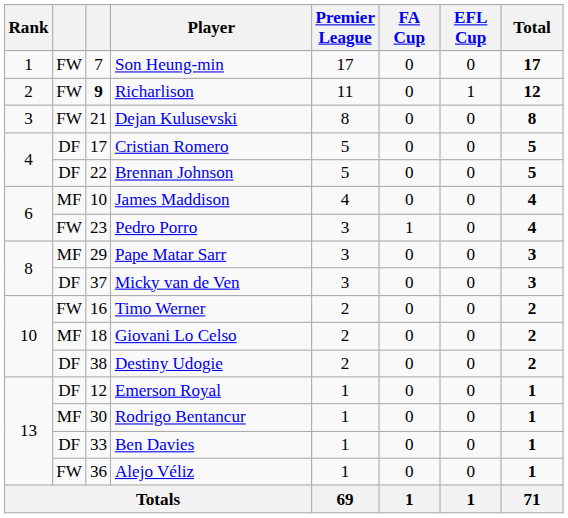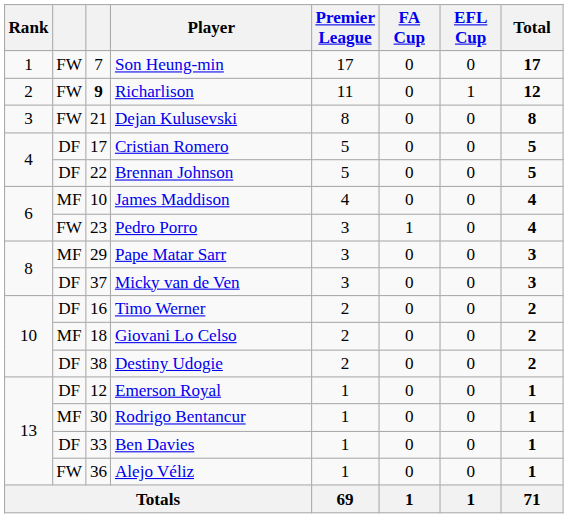(69, 308) FW -> (69, 308) DF
